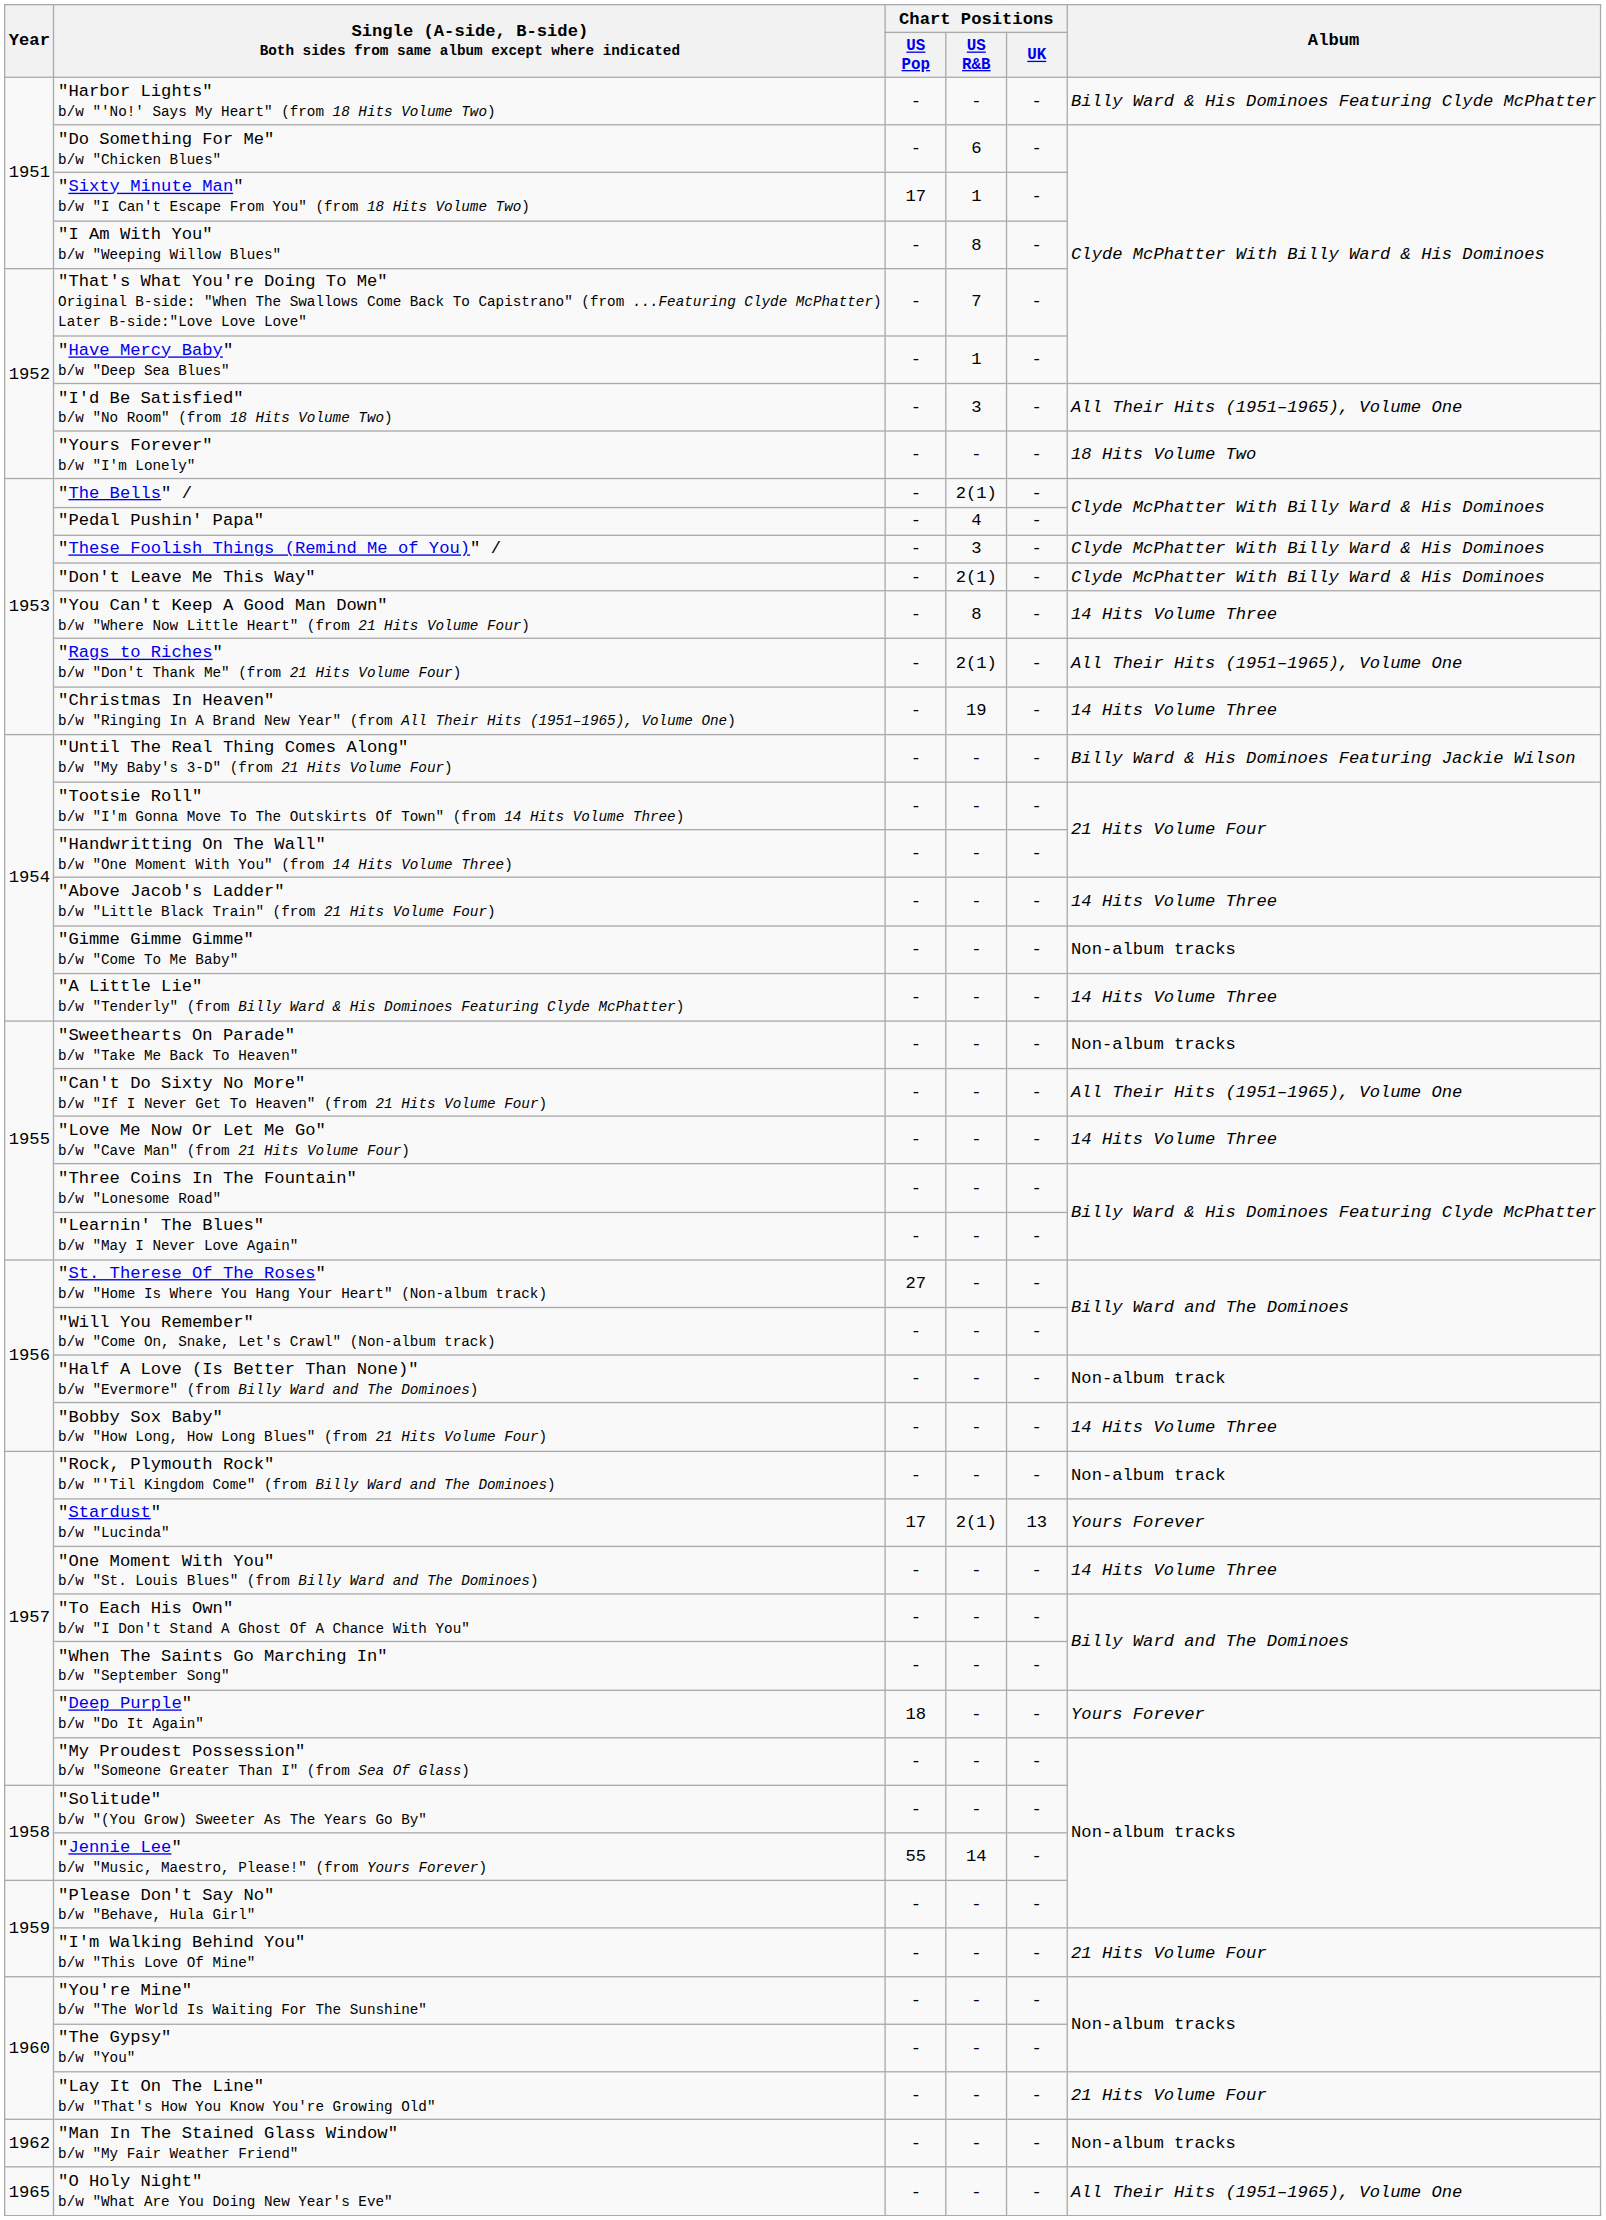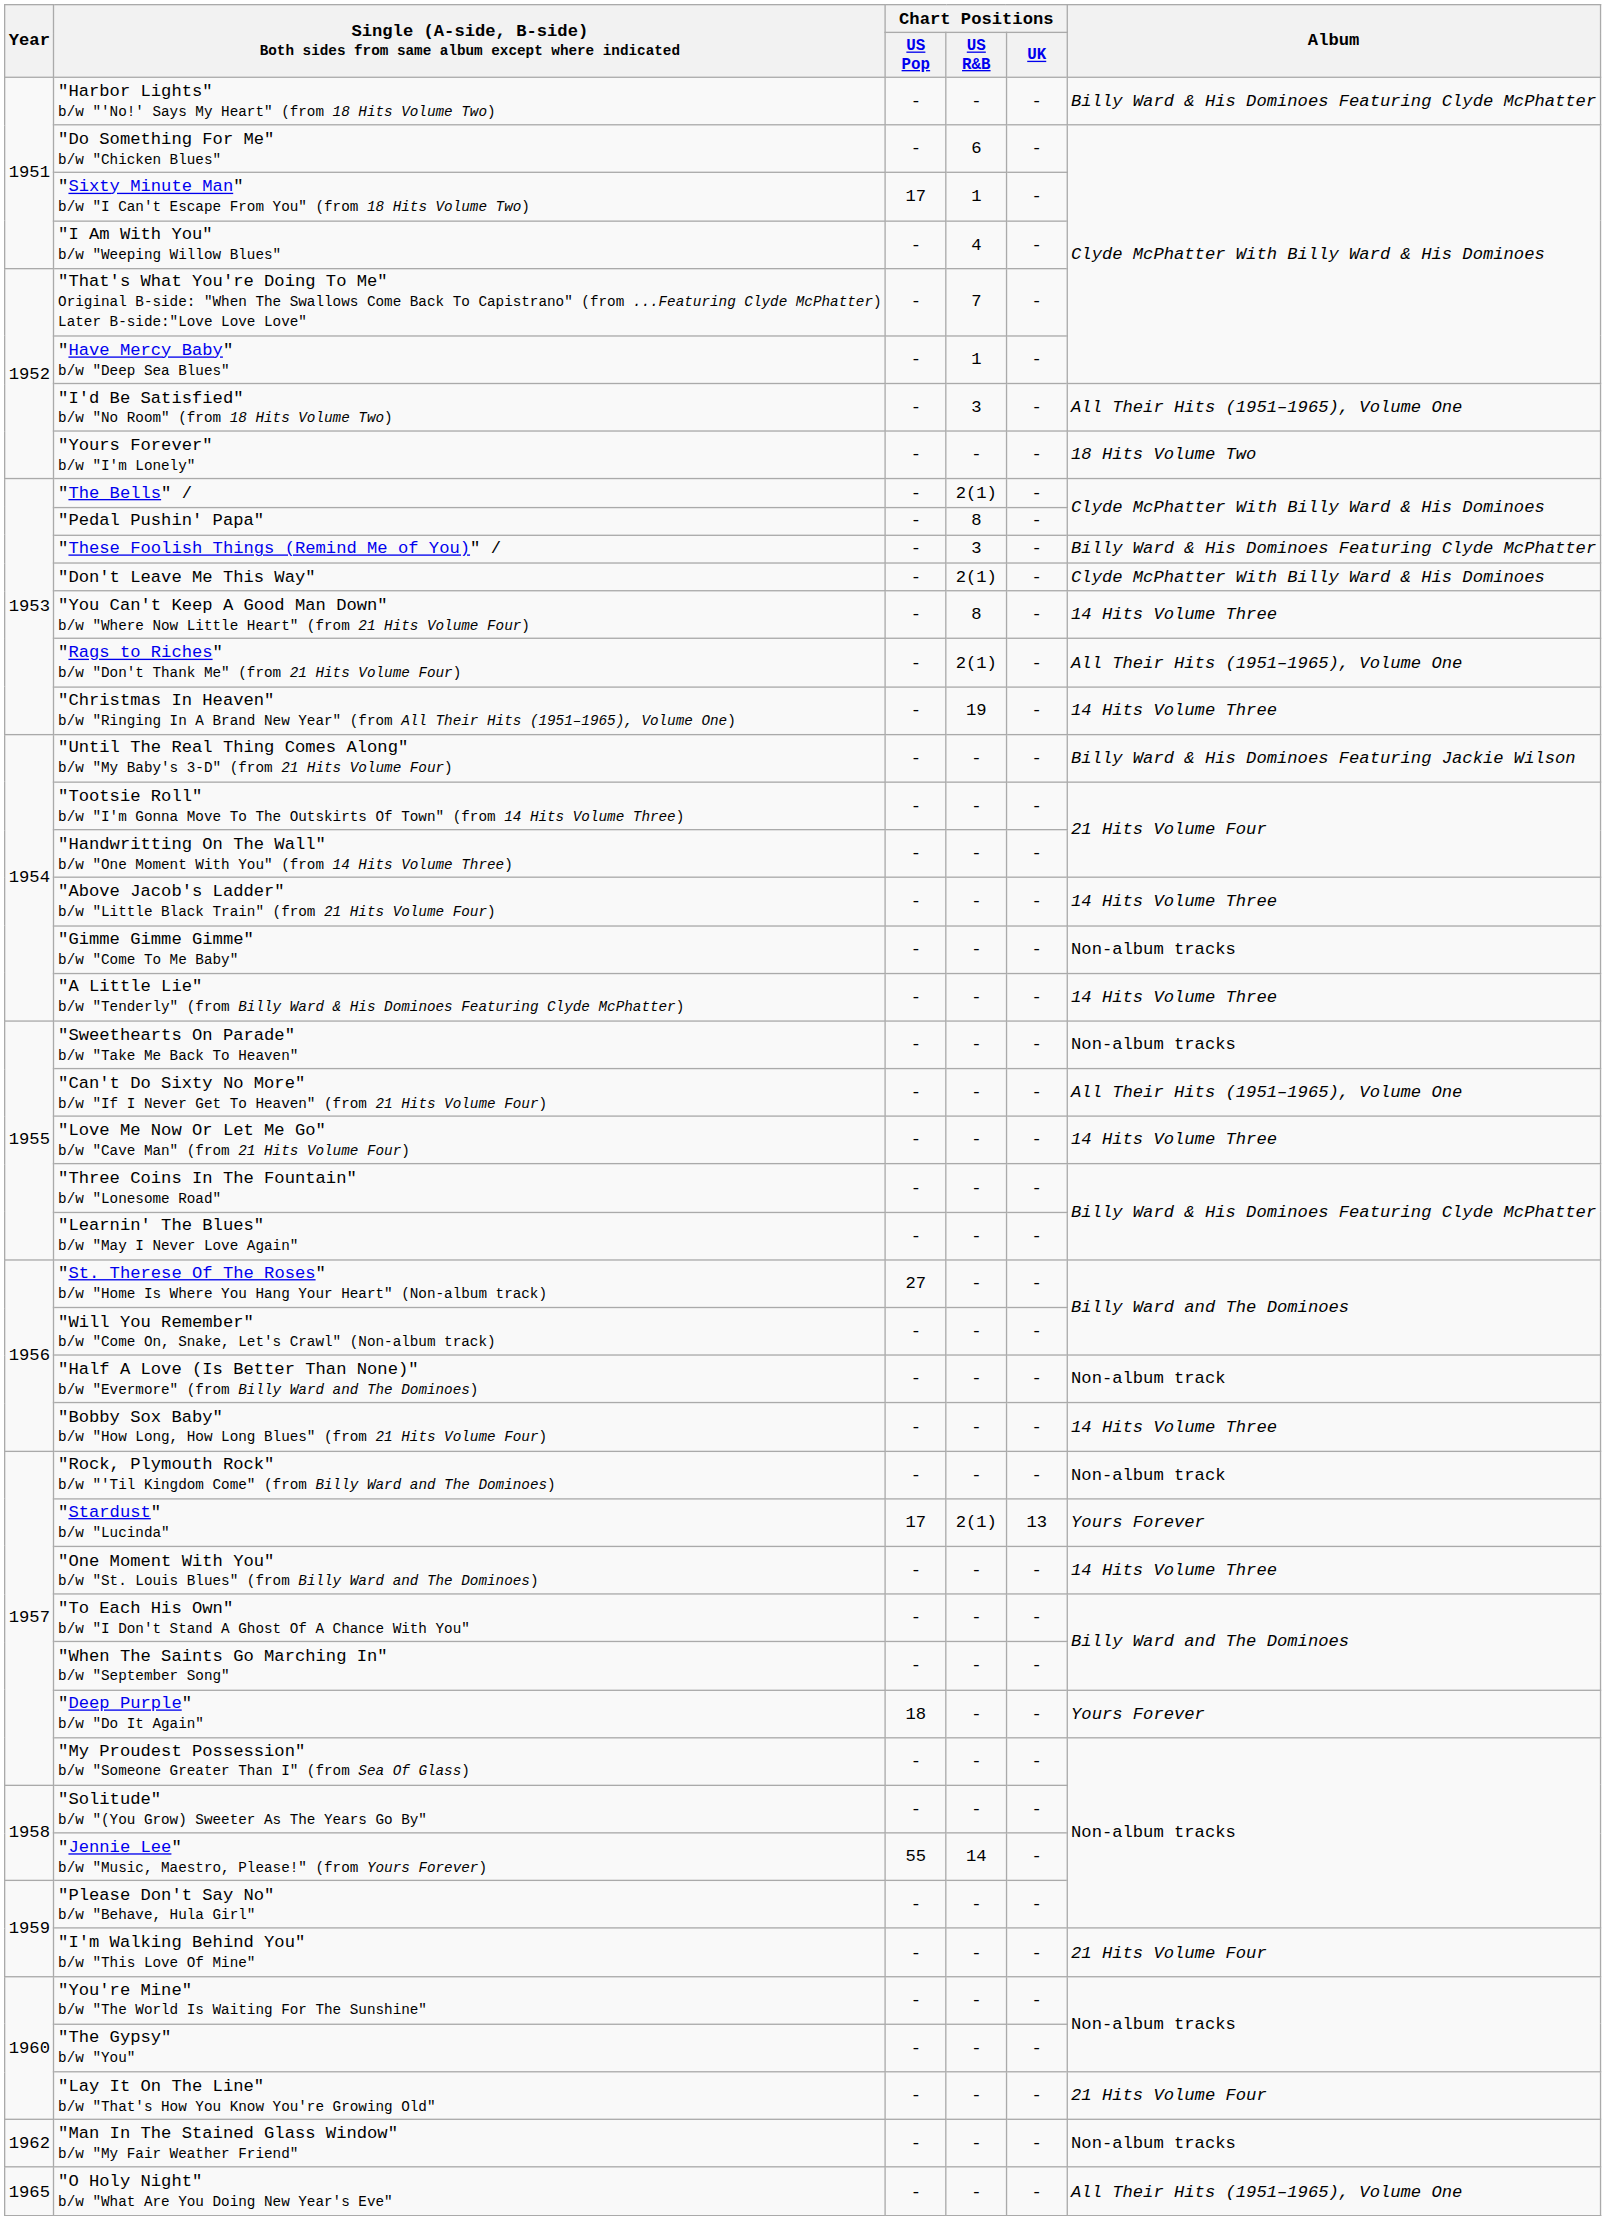(976, 244) 8 -> (976, 244) 4
(976, 521) 4 -> (976, 521) 8
(1308, 549) Clyde McPhatter With Billy Ward & His Dominoes -> (1334, 549) Billy Ward & His Dominoes Featuring Clyde McPhatter
